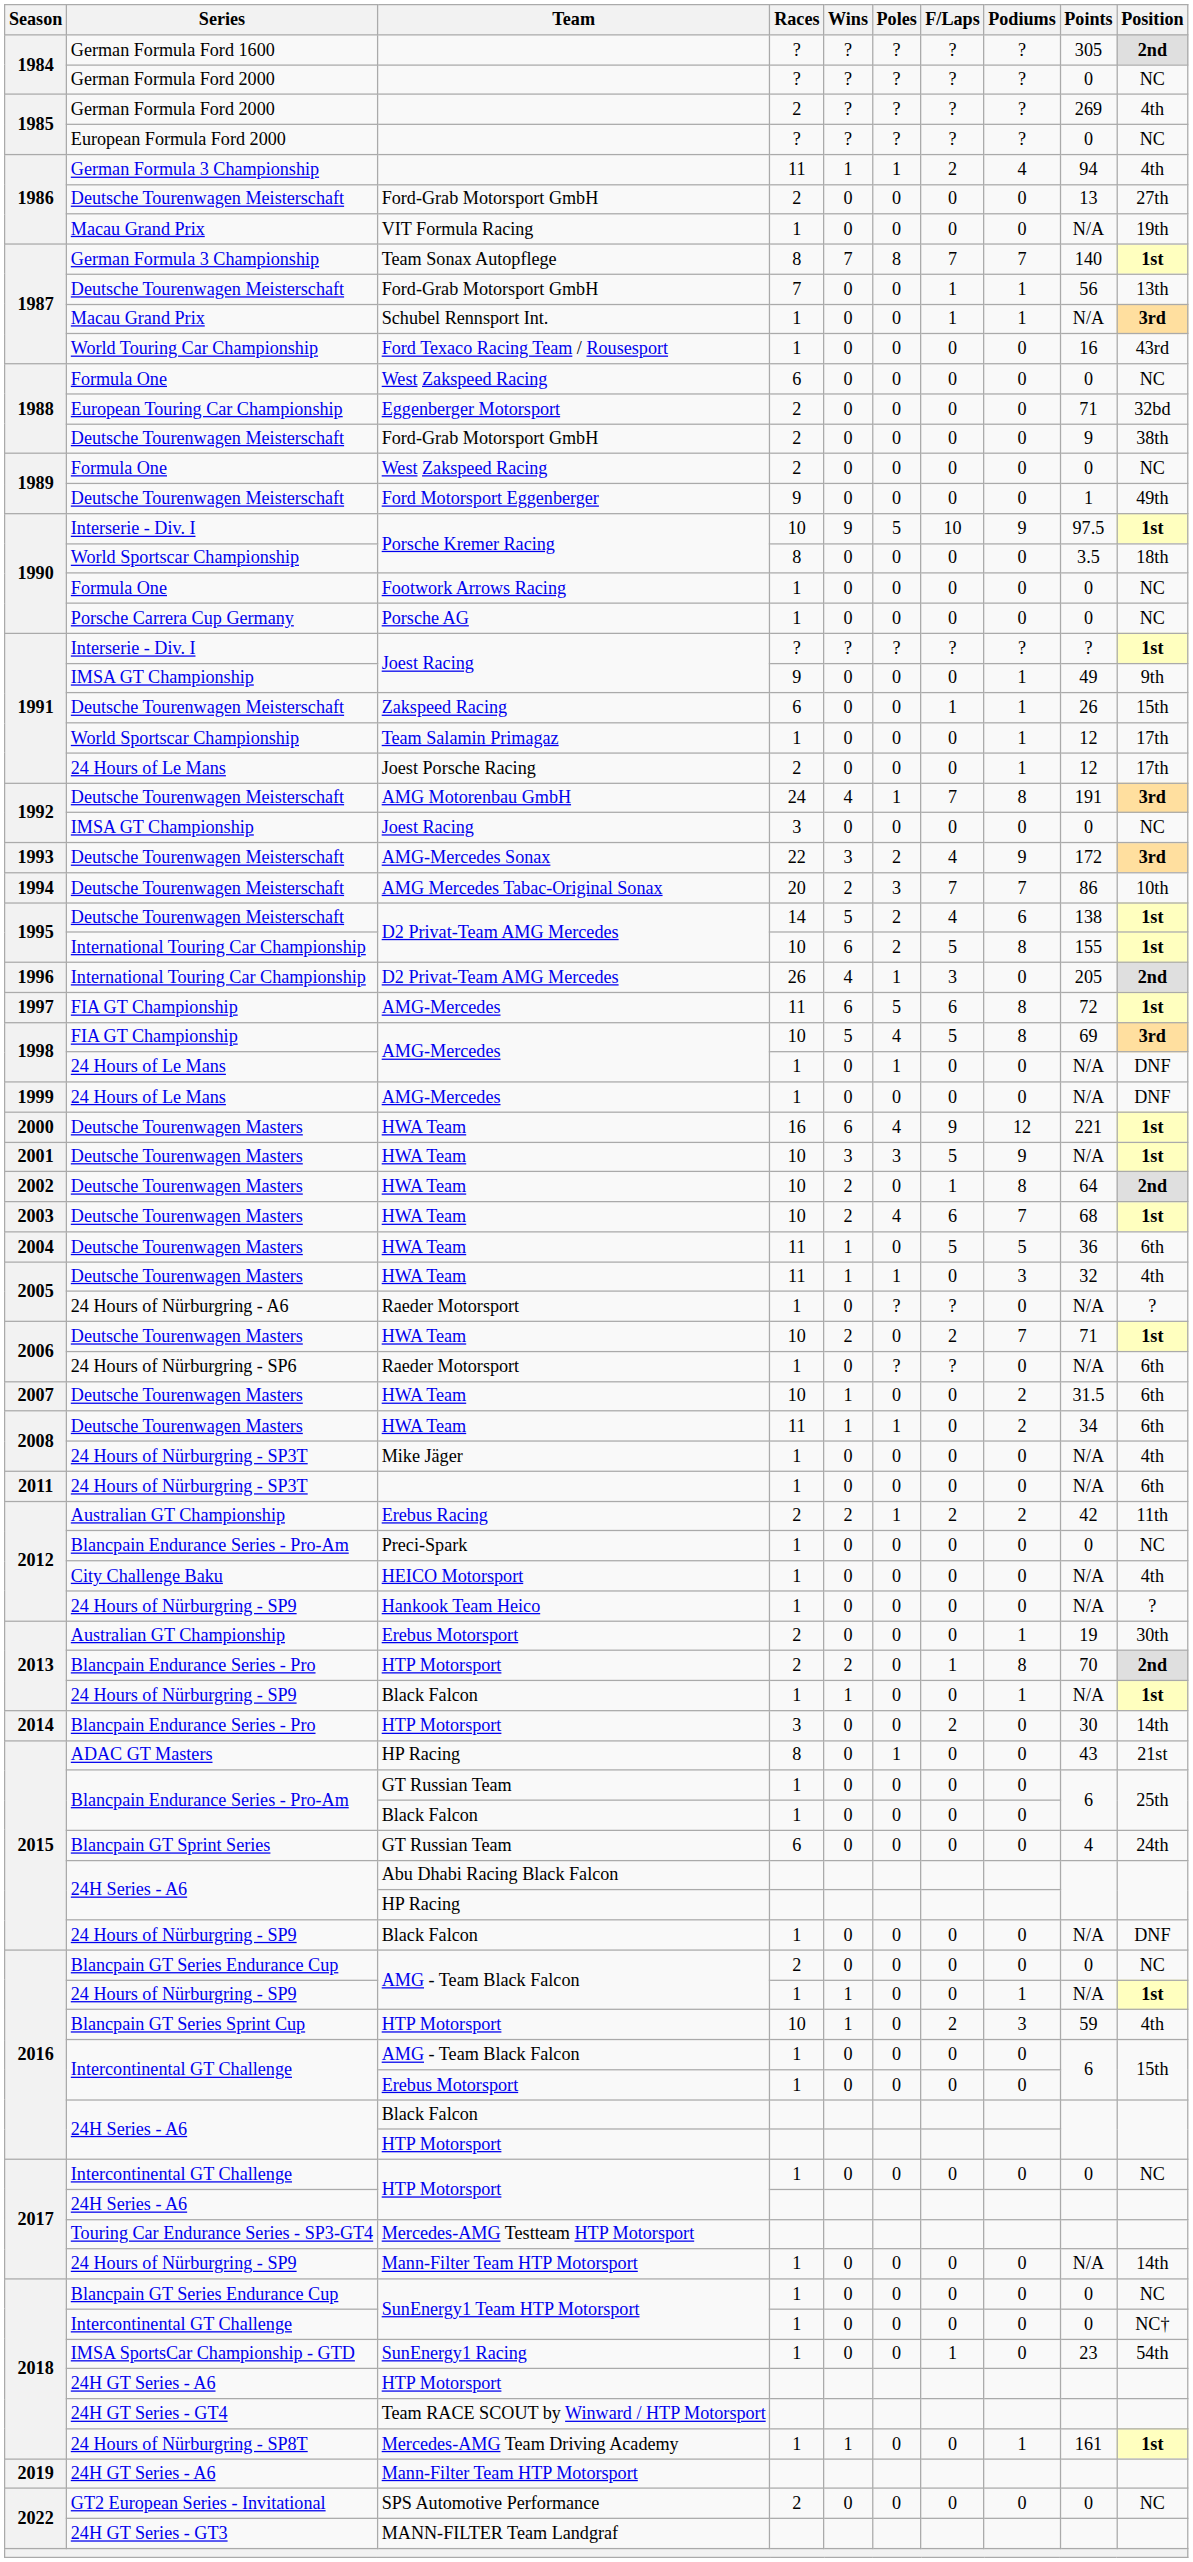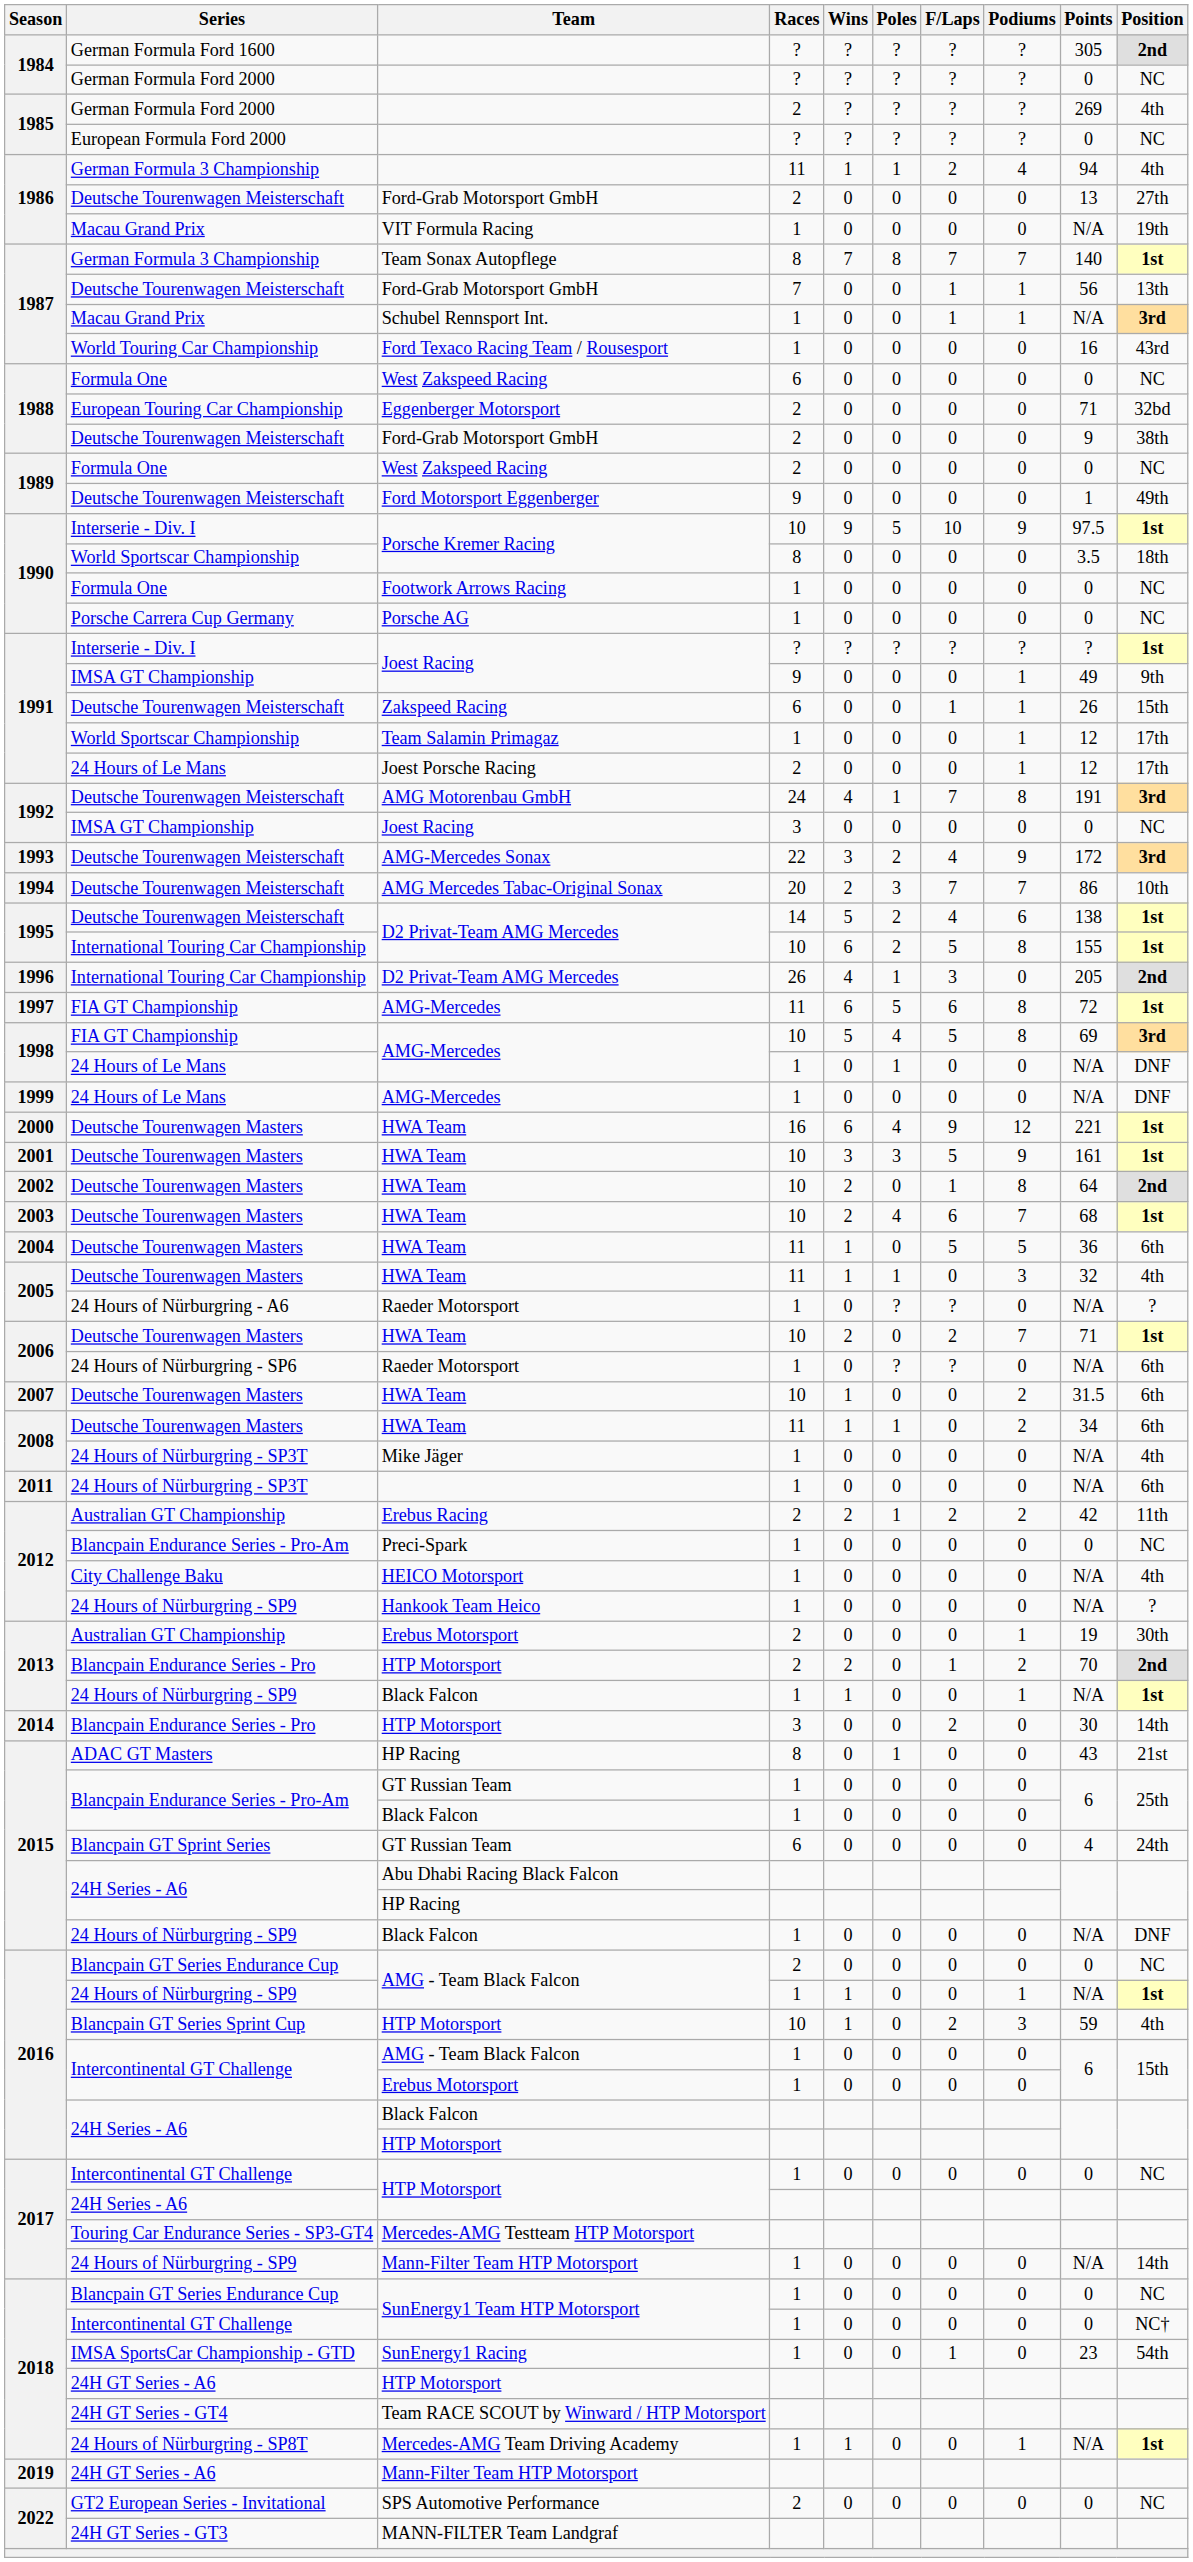(1088, 1157) N/A -> (1088, 1157) 161
(1022, 1665) 8 -> (1022, 1665) 2
(1088, 2443) 161 -> (1088, 2443) N/A
